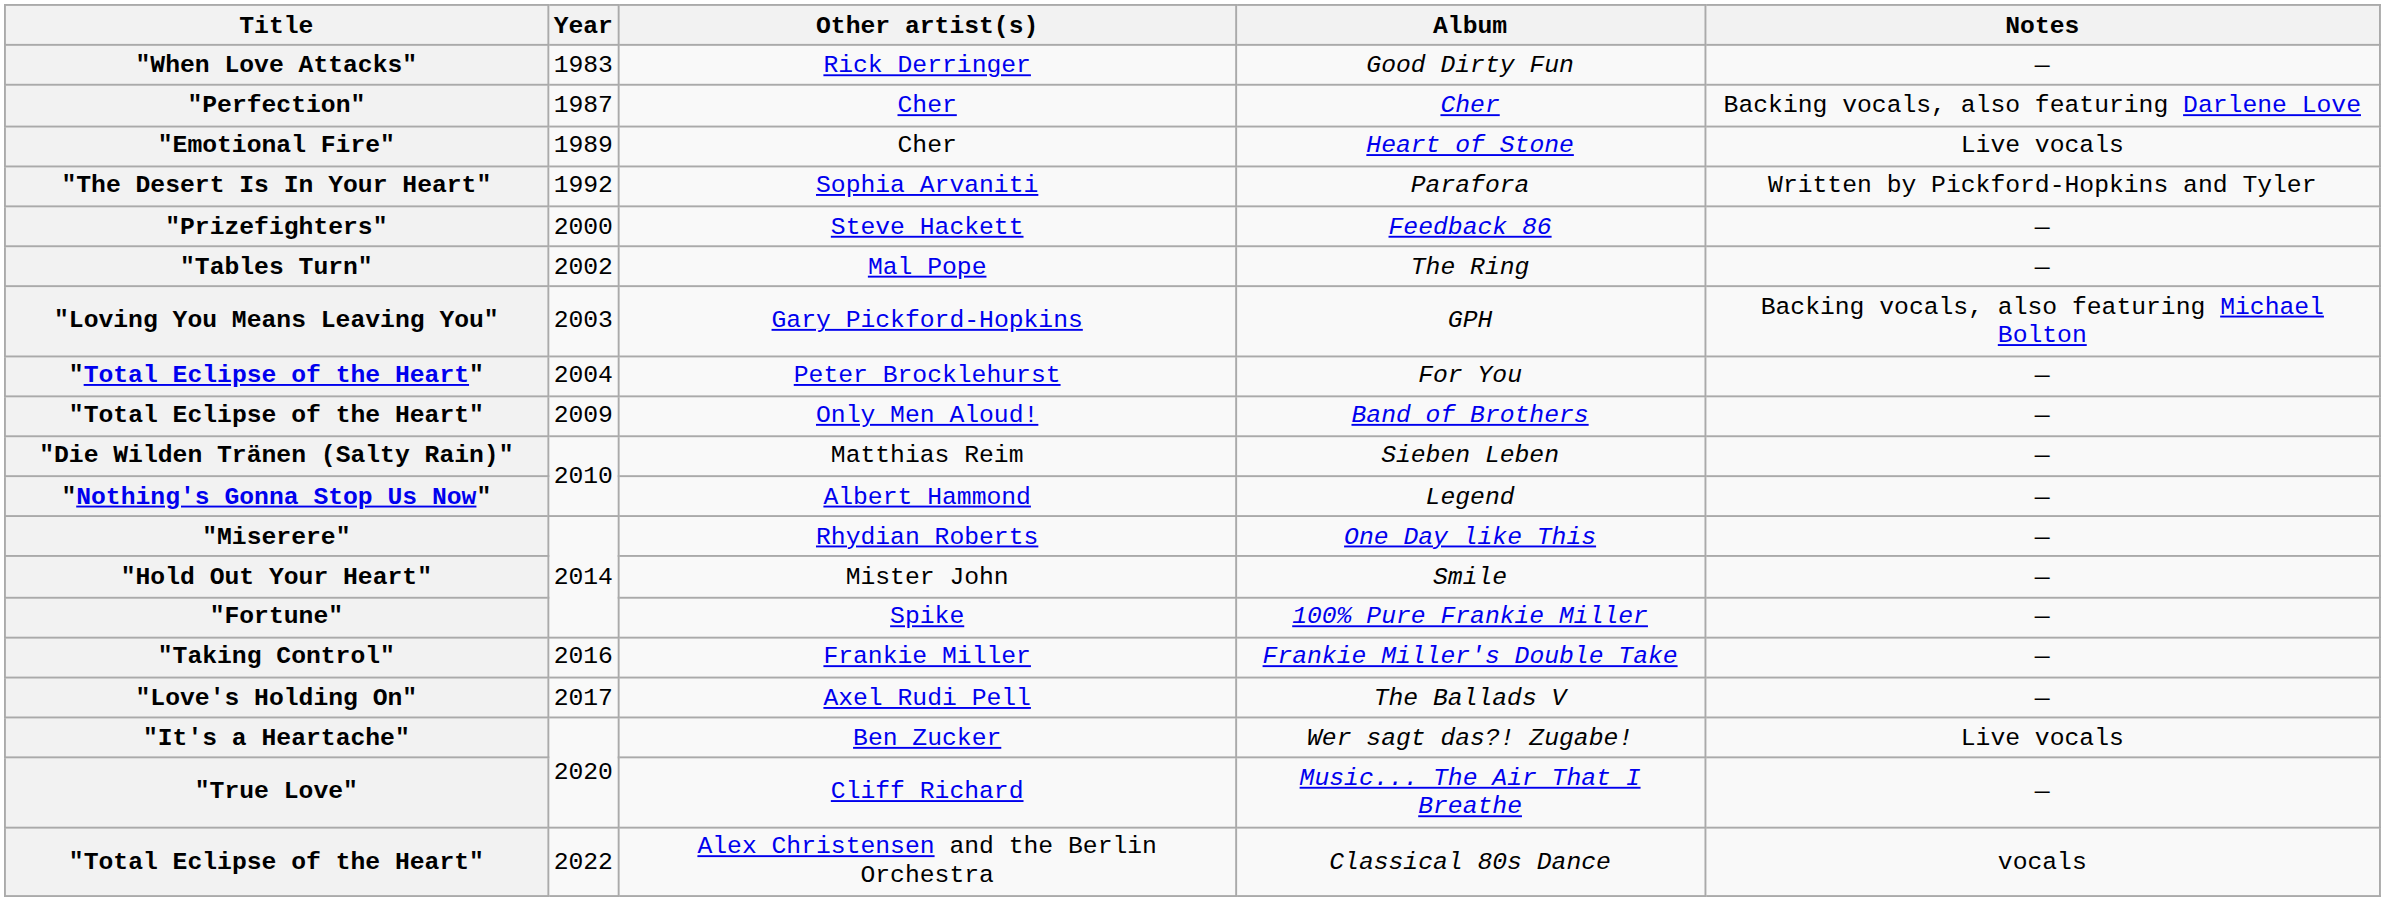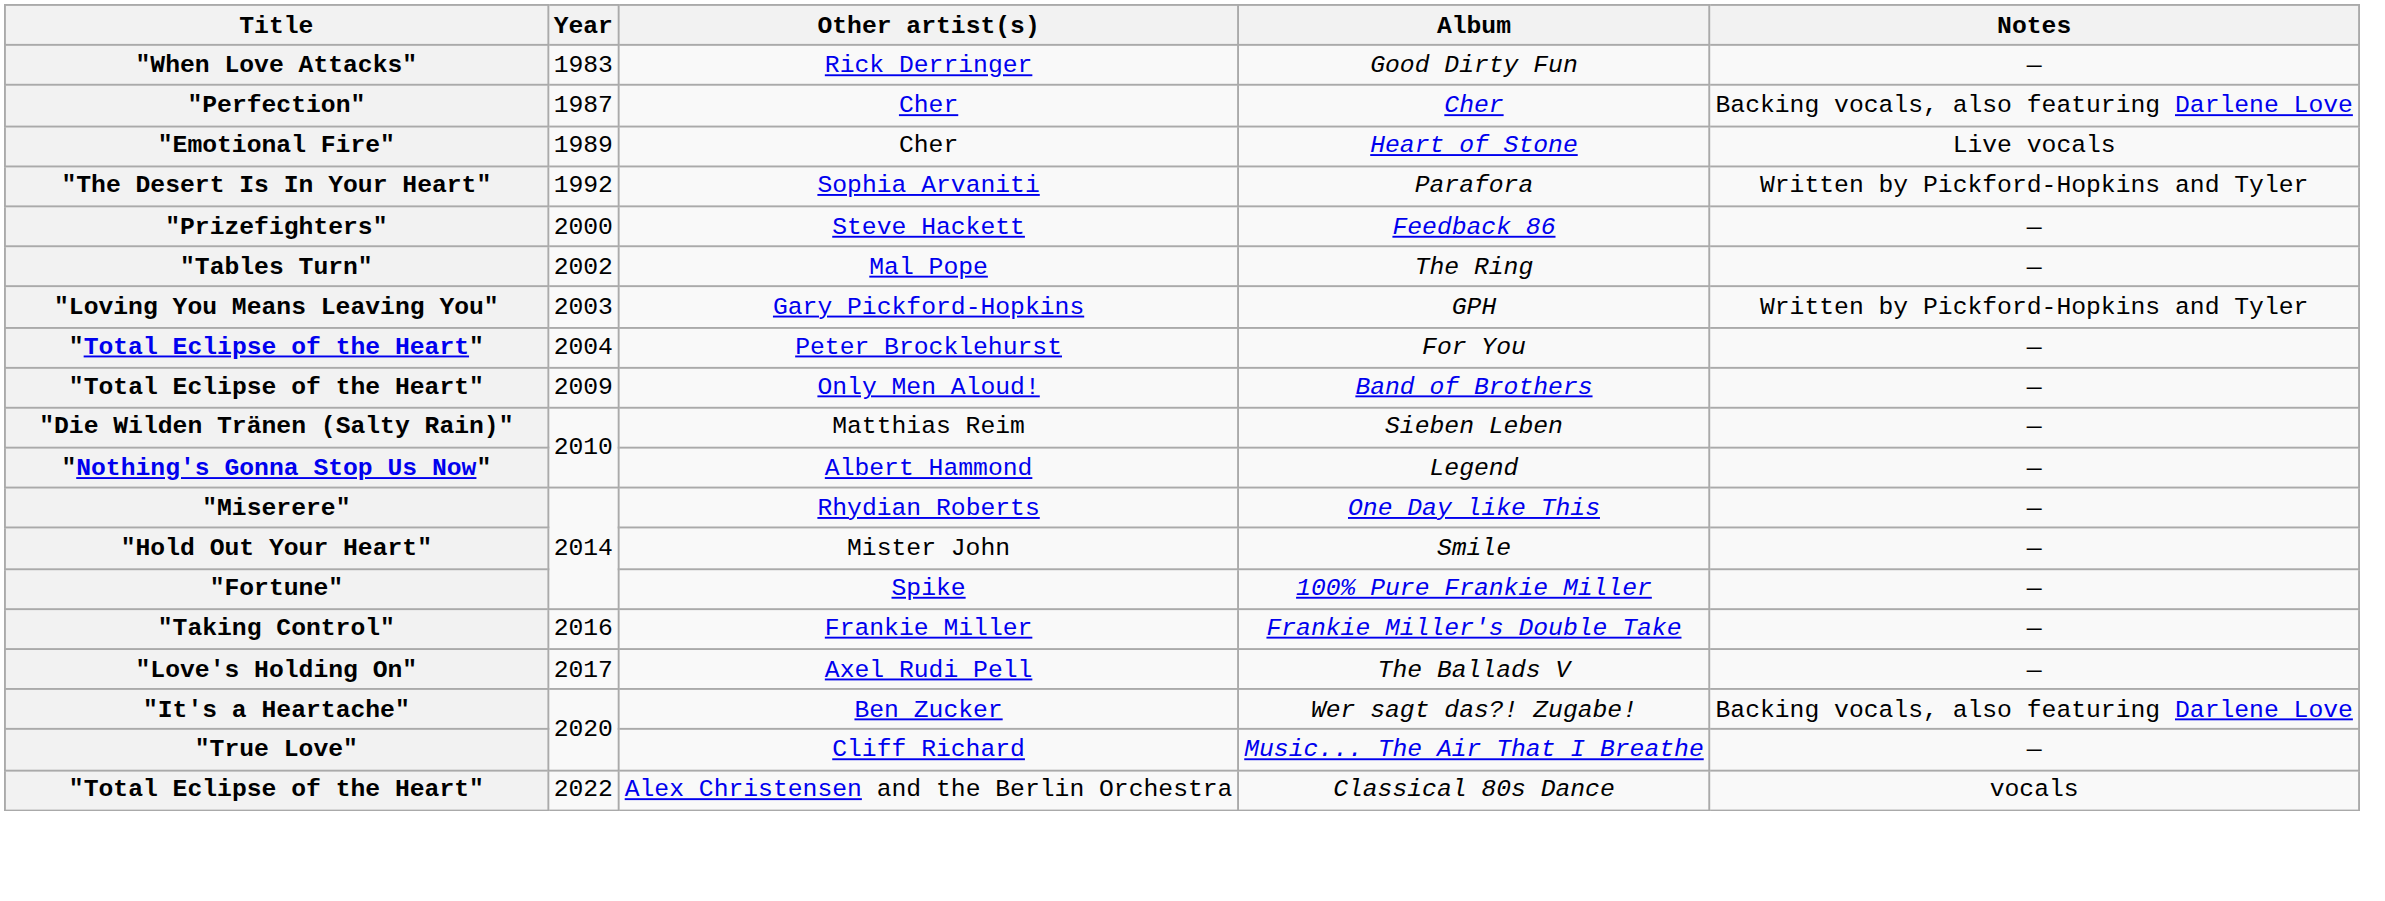(2042, 321) Backing vocals, also featuring Michael Bolton -> (2034, 307) Written by Pickford-Hopkins and Tyler
(2042, 738) Live vocals -> (2034, 709) Backing vocals, also featuring Darlene Love
